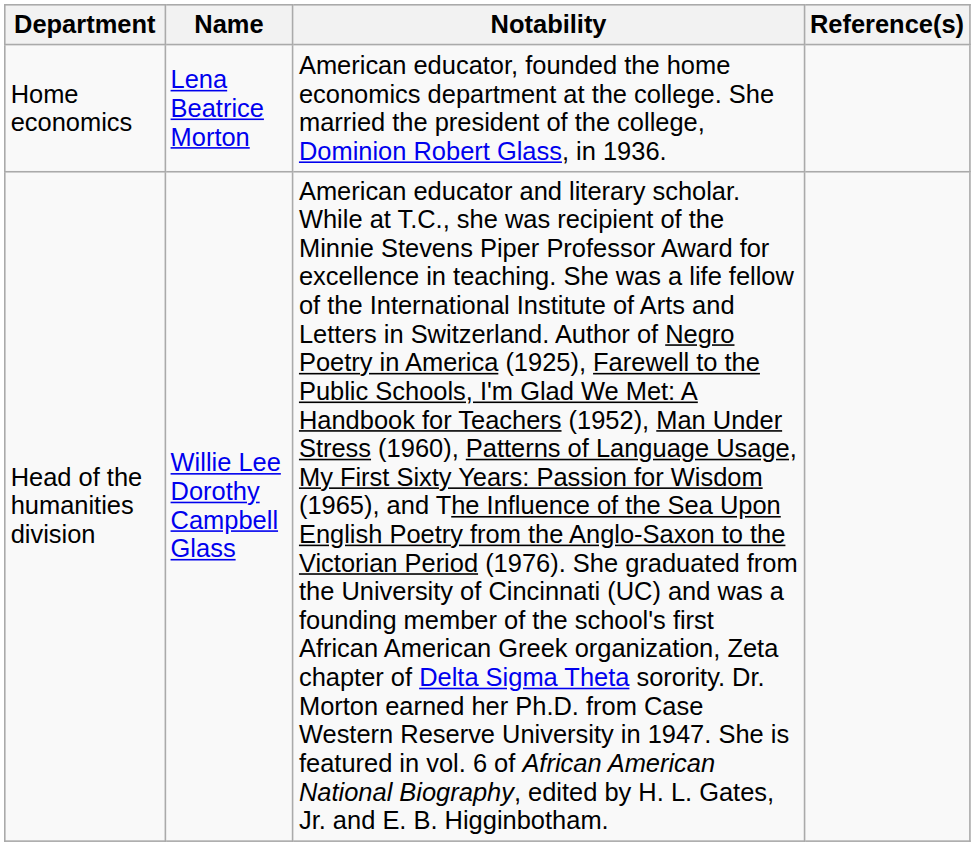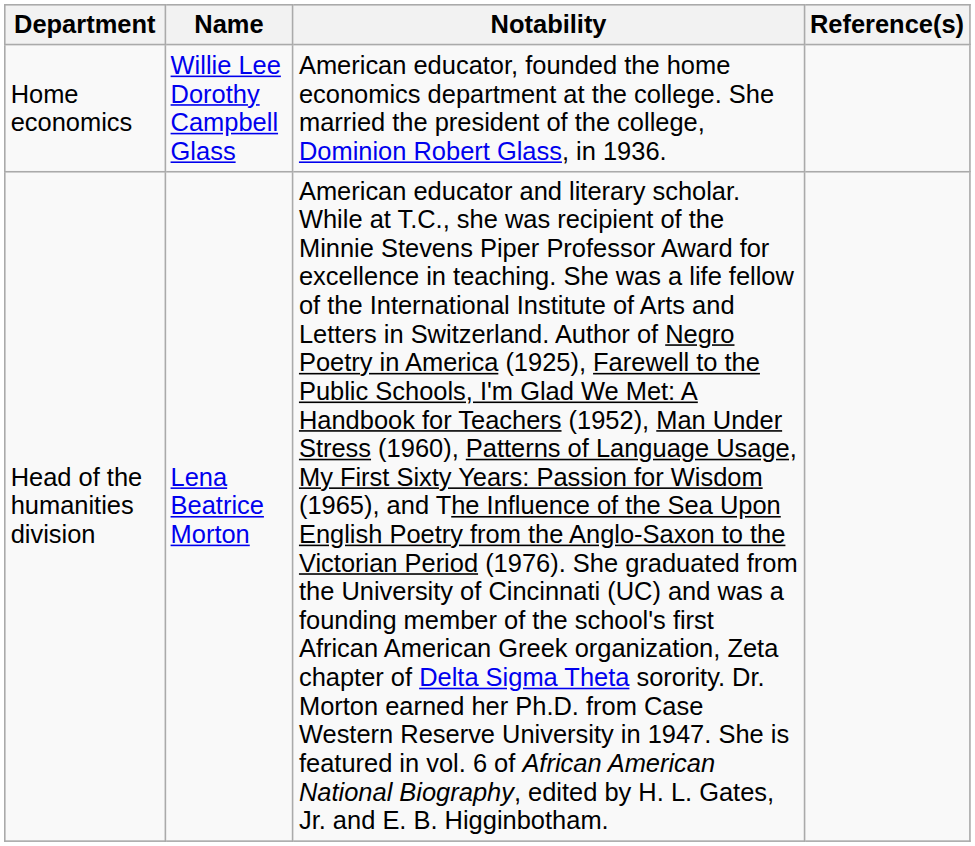(217, 107) Lena Beatrice Morton -> (226, 107) Willie Lee Dorothy Campbell Glass
(226, 506) Willie Lee Dorothy Campbell Glass -> (217, 506) Lena Beatrice Morton
